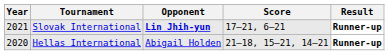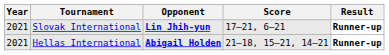(17, 42) 2020 -> (17, 42) 2021
(183, 42) normal -> (183, 42) bold
